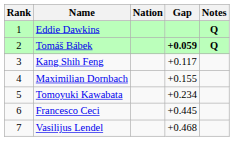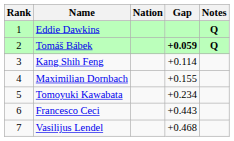(182, 62) +0.117 -> (182, 62) +0.114
(182, 111) +0.445 -> (182, 111) +0.443
